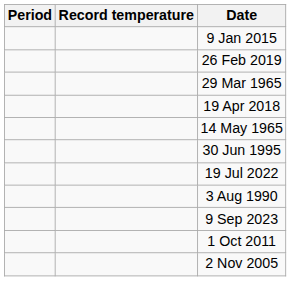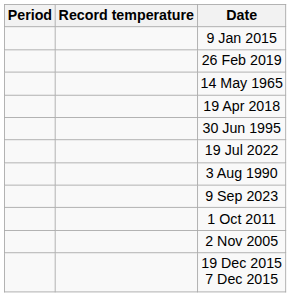- row: (242, 83)
rows swapped: (242, 106) <-> (242, 128)
+ row: (242, 272)
